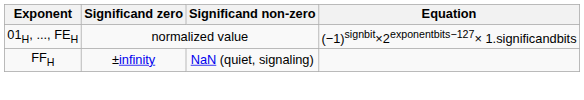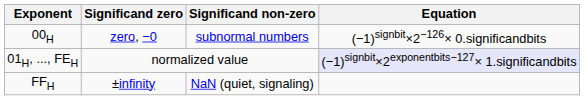+ row: (43, 37)
(449, 36) no background -> (449, 60) lavender background
